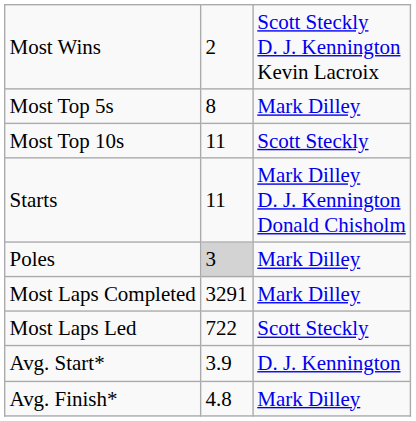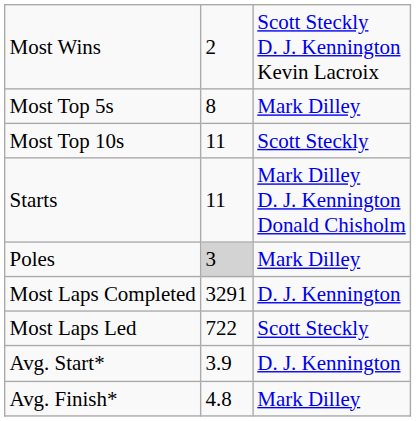(309, 294) Mark Dilley -> (329, 294) D. J. Kennington
